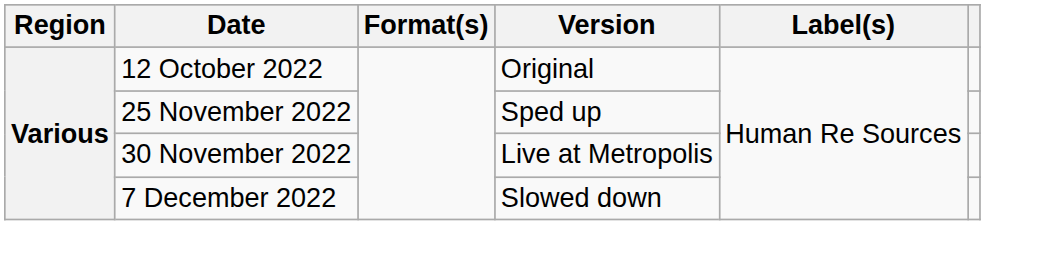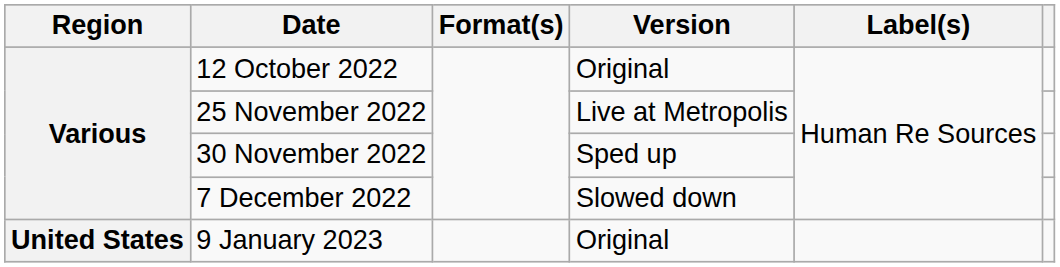(551, 111) Sped up -> (682, 111) Live at Metropolis
(607, 154) Live at Metropolis -> (626, 154) Sped up
+ row: (290, 240)
